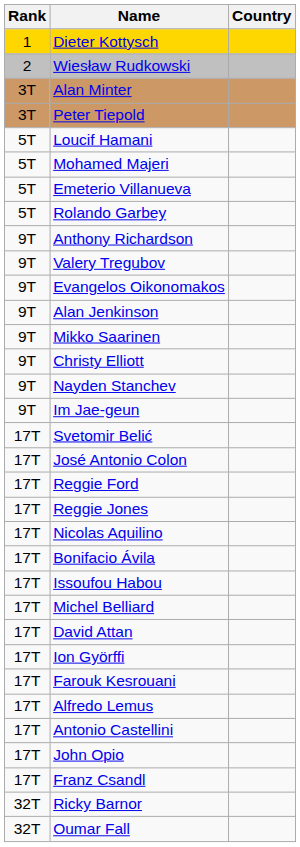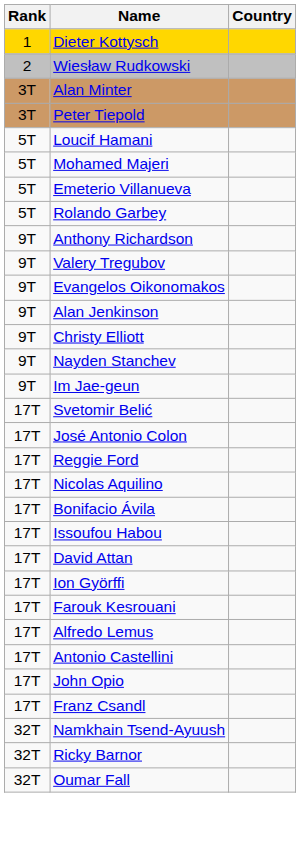- row: (107, 336)
- row: (101, 509)
- row: (104, 607)
+ row: (139, 730)
